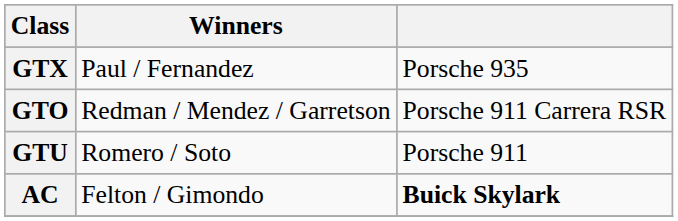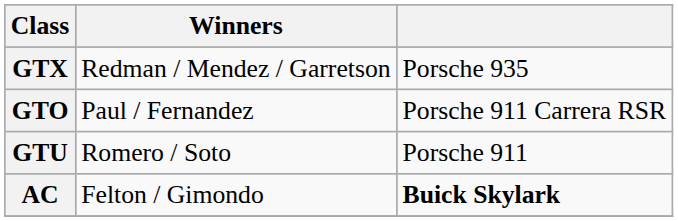(167, 68) Paul / Fernandez -> (236, 68) Redman / Mendez / Garretson
(236, 110) Redman / Mendez / Garretson -> (167, 110) Paul / Fernandez
